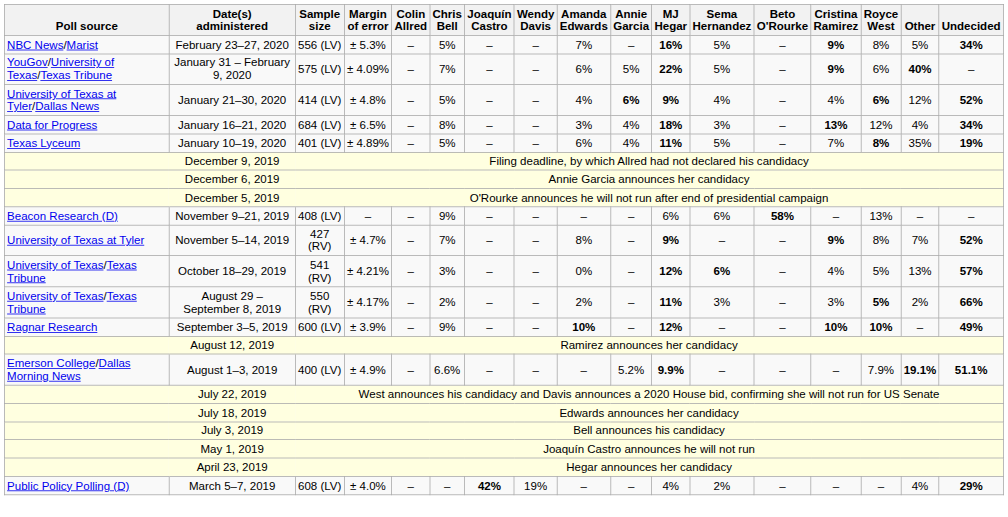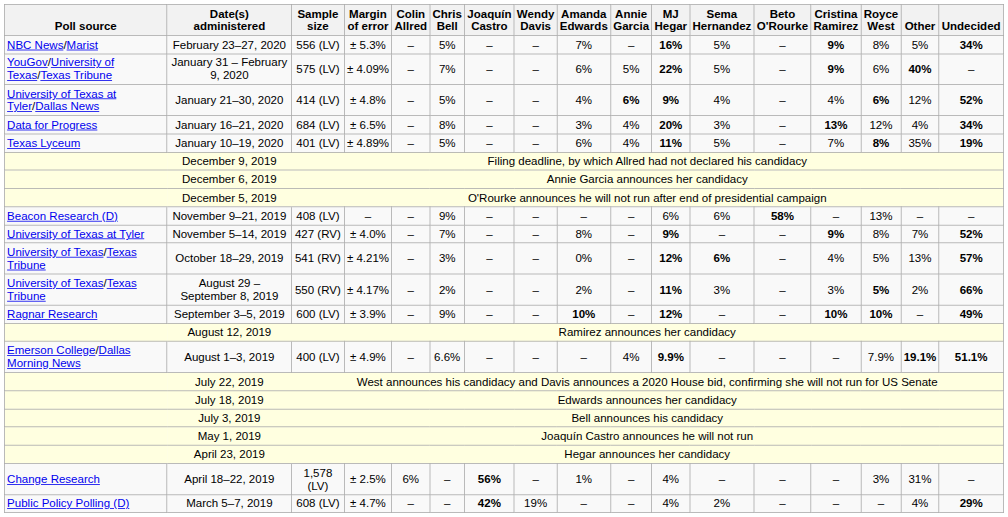(671, 125) 18% -> (671, 125) 20%
(368, 241) ± 4.7% -> (368, 234) ± 4.0%
(631, 370) 5.2% -> (631, 357) 4%
+ row: (229, 479)
(368, 486) ± 4.0% -> (368, 504) ± 4.7%
